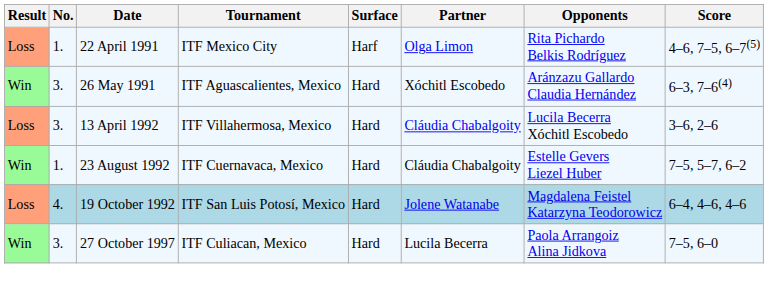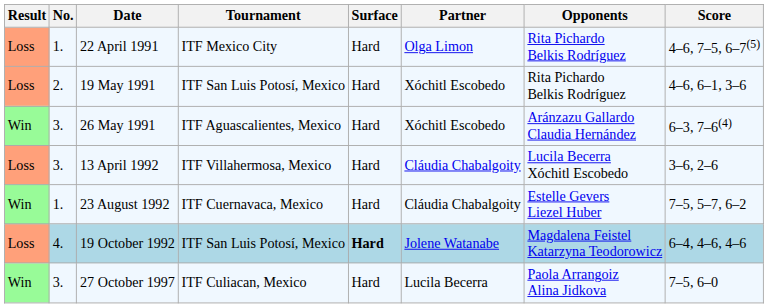(365, 46) Harf -> (366, 46) Hard
+ row: (118, 85)
(366, 203) normal -> (368, 243) bold
